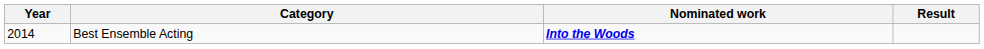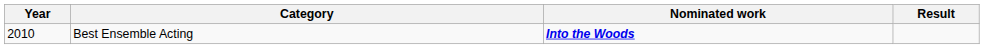(21, 33) 2014 -> (21, 33) 2010
